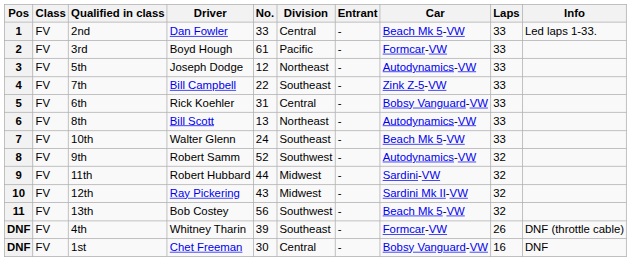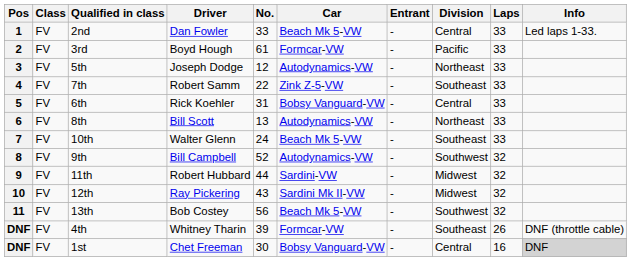columns swapped: (435, 13) <-> (306, 13)
(203, 85) Bill Campbell -> (205, 85) Robert Samm
(205, 157) Robert Samm -> (203, 157) Bill Campbell
(537, 247) no background -> (537, 247) lightgrey background
